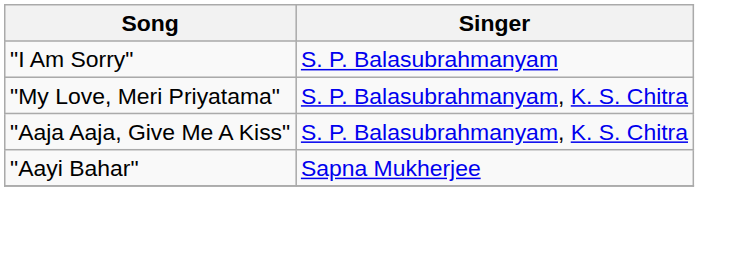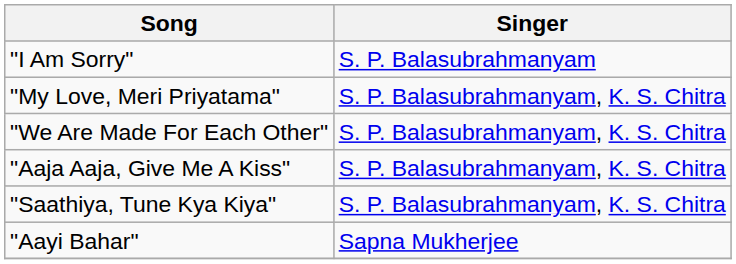+ row: (169, 132)
+ row: (143, 205)
